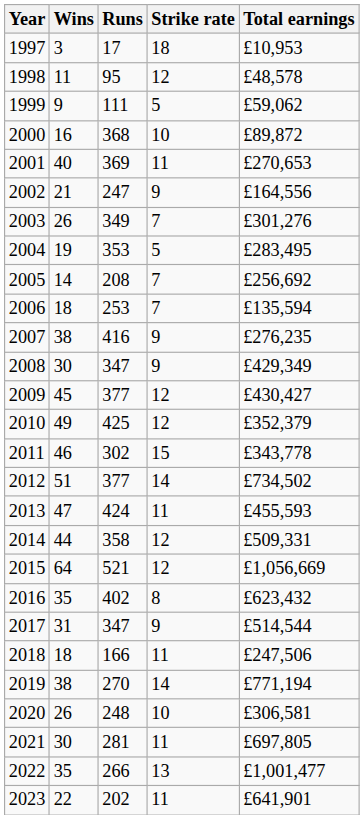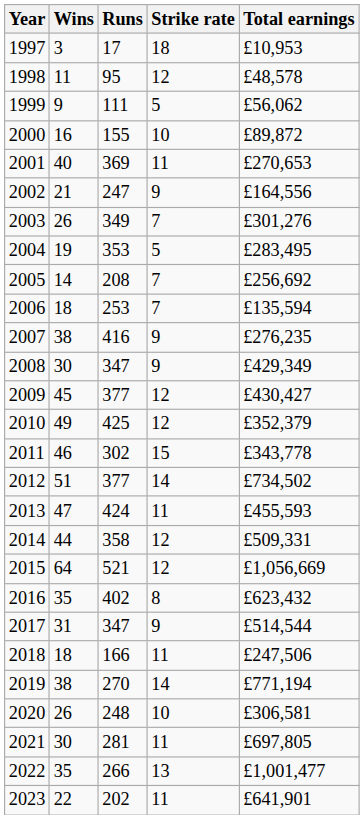(273, 105) £59,062 -> (273, 105) £56,062
(116, 134) 368 -> (116, 134) 155
